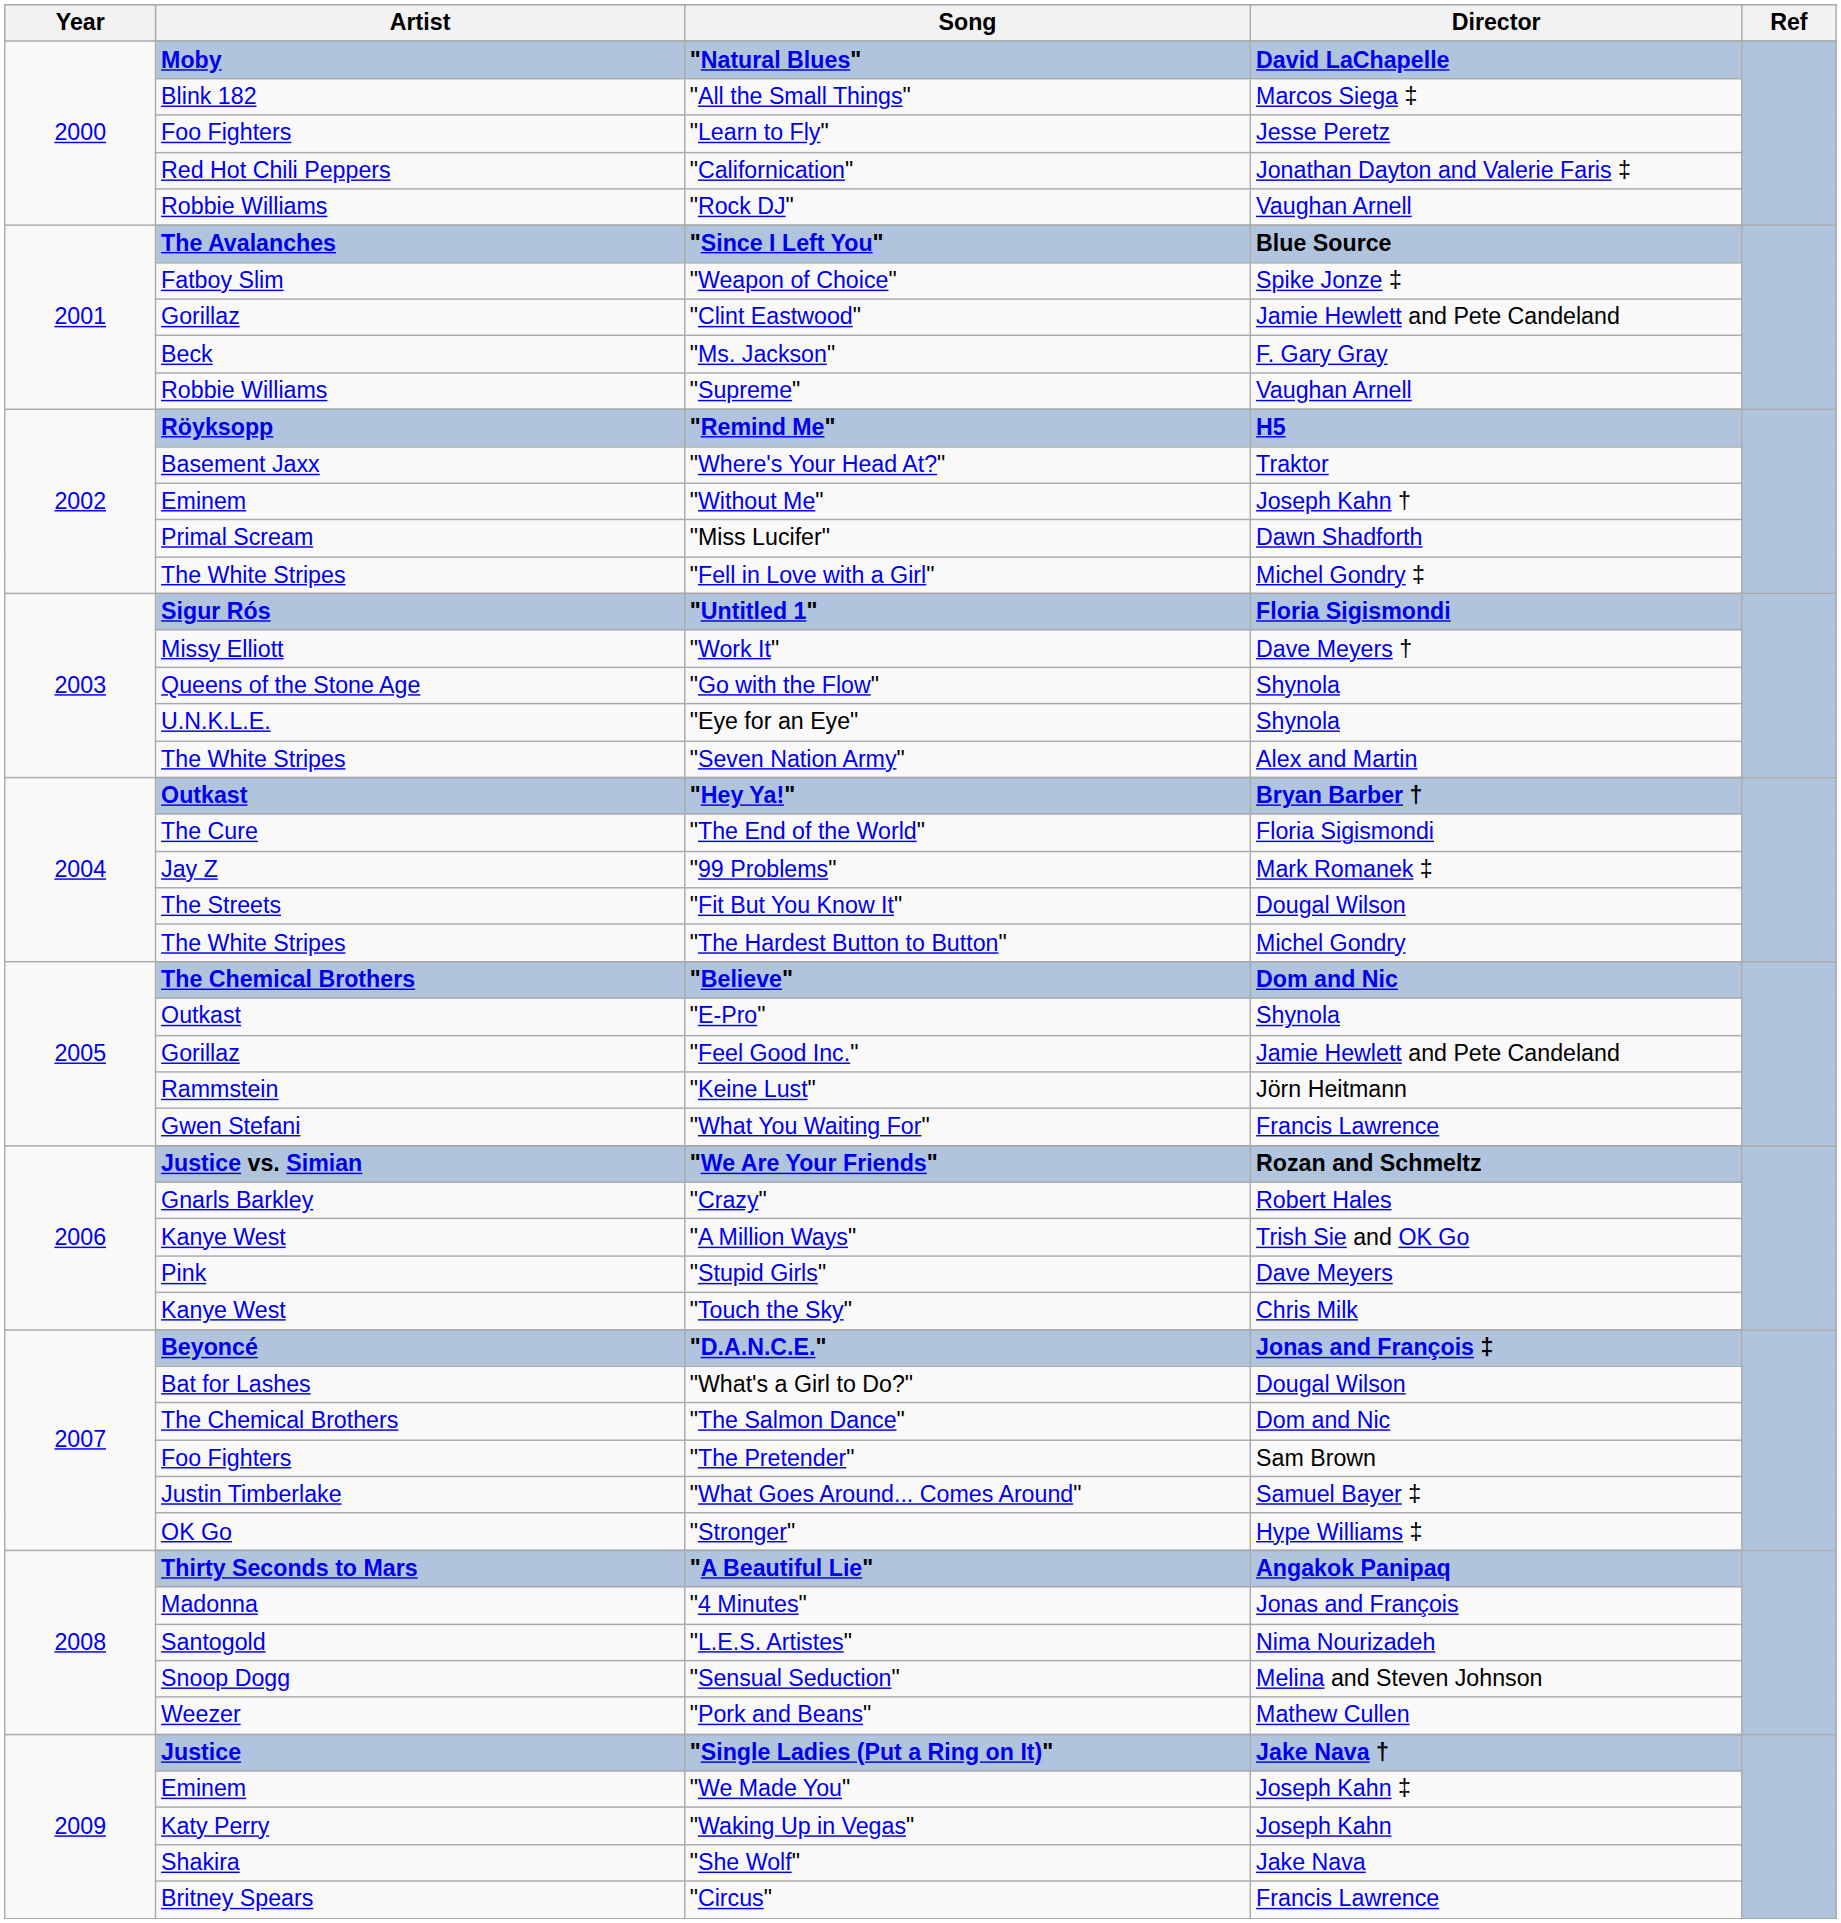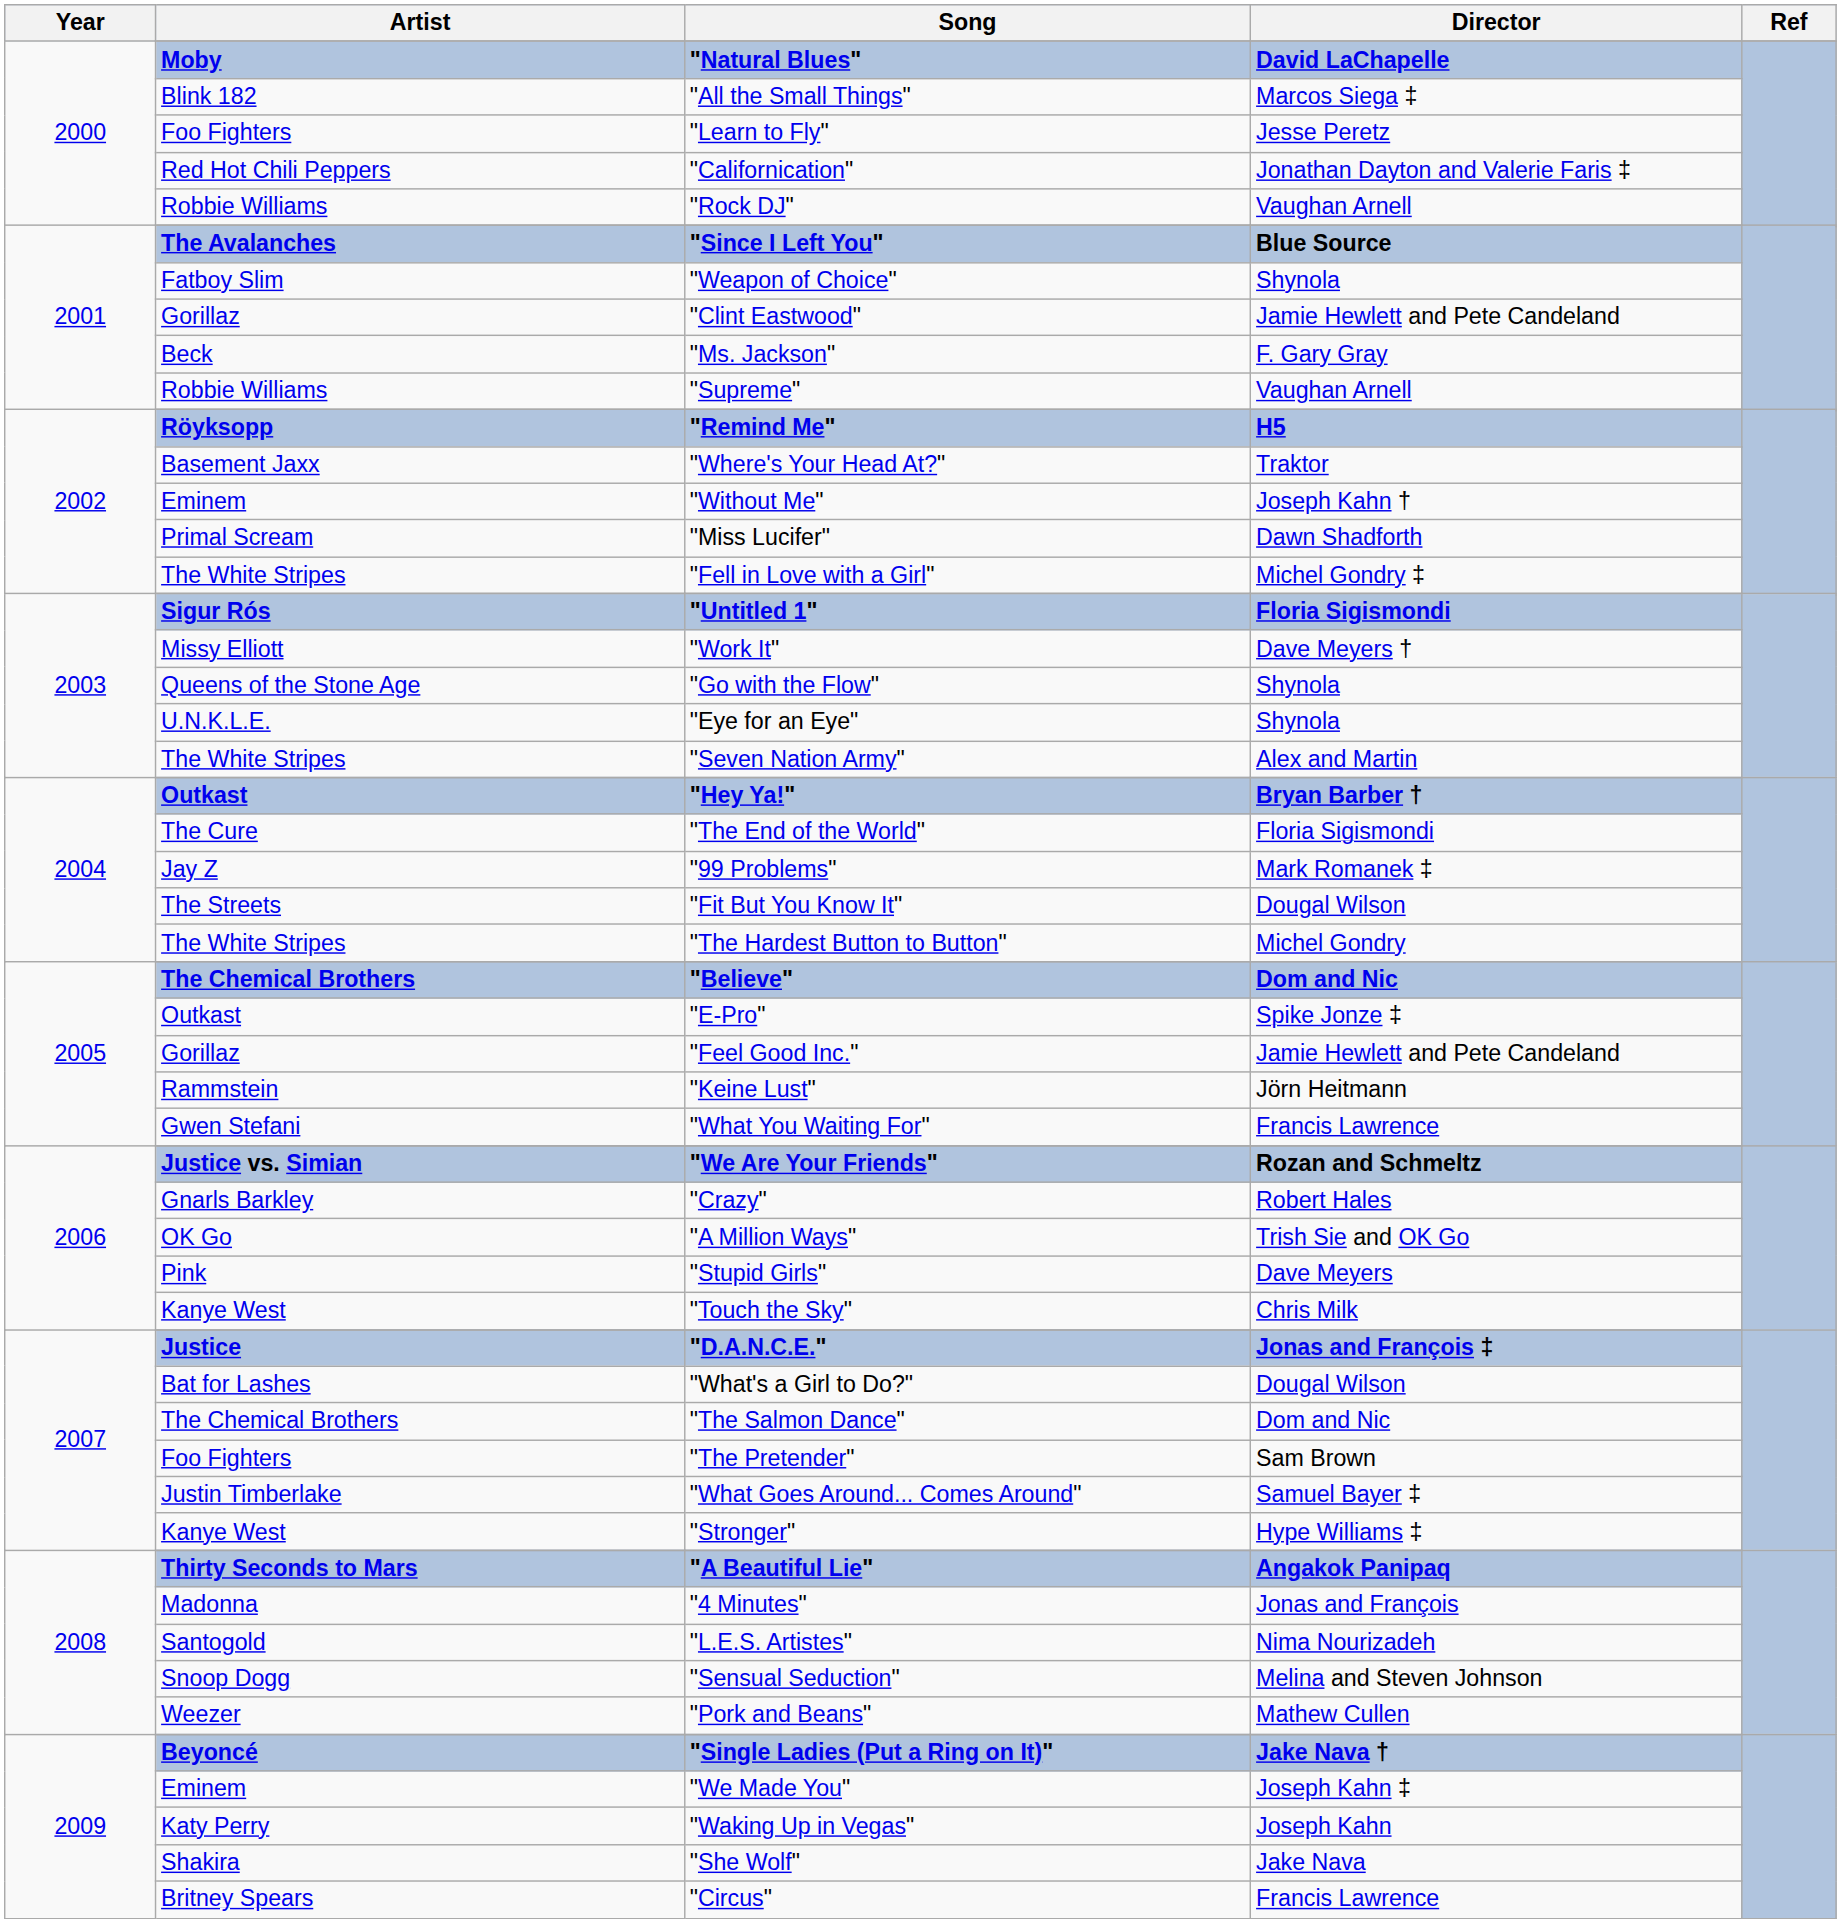(1329, 280) Spike Jonze ‡ -> (1298, 280) Shynola
(1298, 1016) Shynola -> (1329, 1016) Spike Jonze ‡
(223, 1237) Kanye West -> (197, 1237) OK Go
(209, 1347) Beyoncé -> (201, 1347) Justice
(197, 1531) OK Go -> (223, 1531) Kanye West
(201, 1752) Justice -> (209, 1752) Beyoncé
